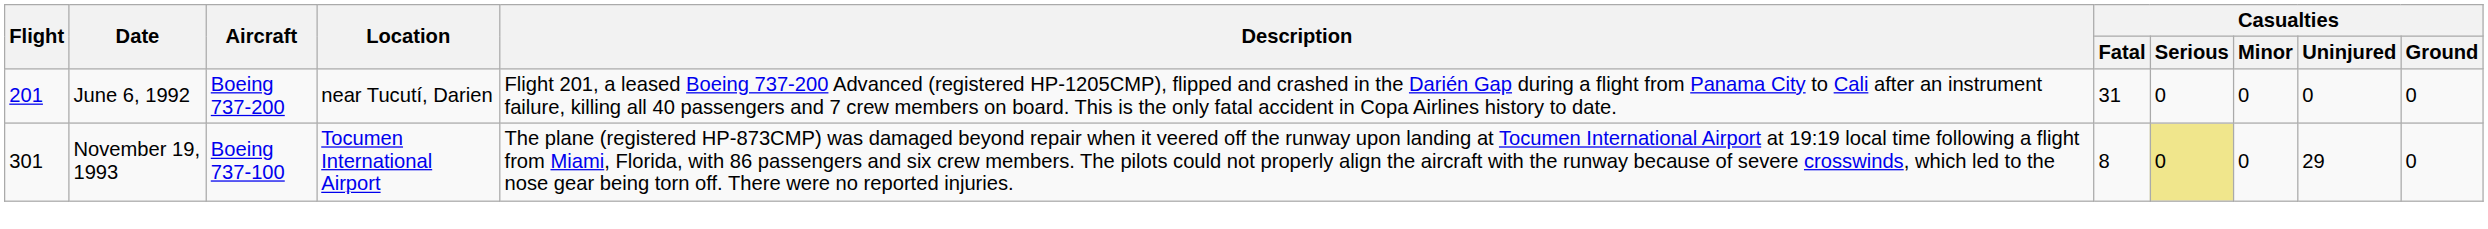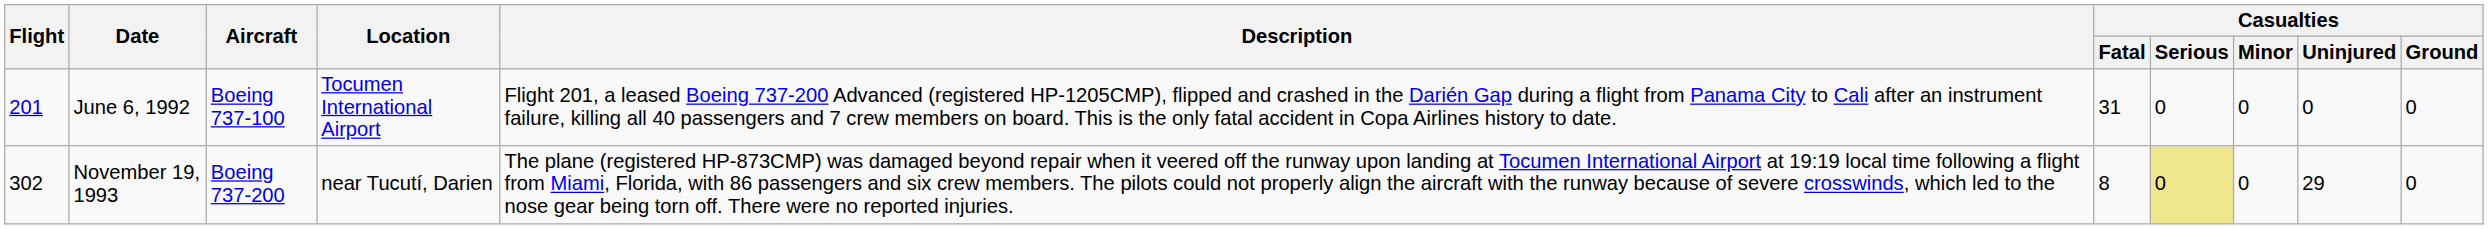(248, 95) Boeing 737-200 -> (248, 107) Boeing 737-100
(407, 95) near Tucutí, Darien -> (377, 107) Tocumen International Airport
(26, 161) 301 -> (26, 184) 302
(248, 161) Boeing 737-100 -> (248, 184) Boeing 737-200
(377, 161) Tocumen International Airport -> (407, 184) near Tucutí, Darien
